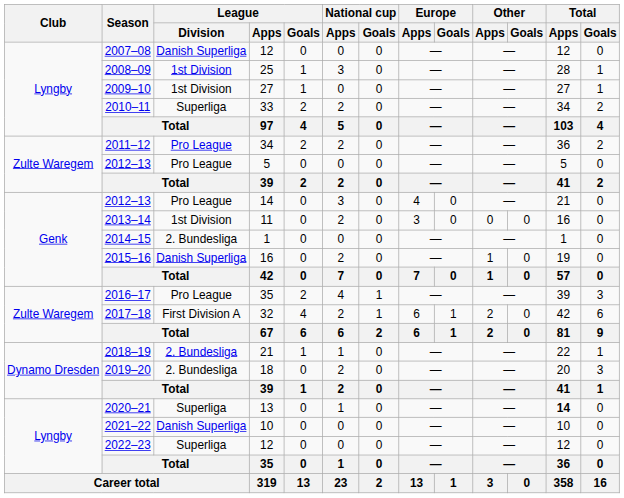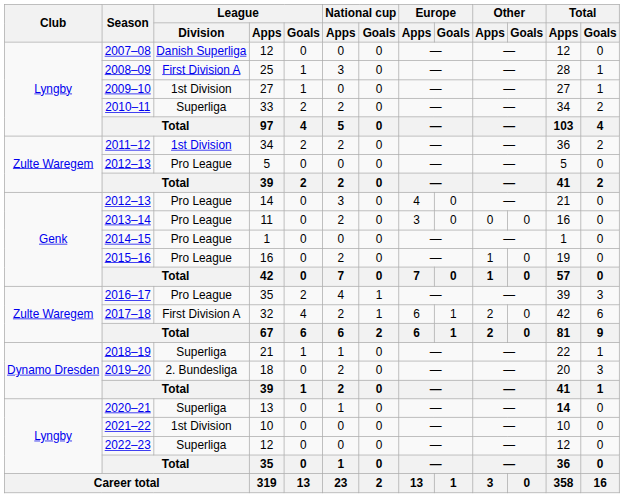(201, 70) 1st Division -> (201, 70) First Division A
(201, 145) Pro League -> (201, 145) 1st Division
(201, 220) 1st Division -> (201, 220) Pro League
(201, 239) 2. Bundesliga -> (201, 239) Pro League
(201, 257) Danish Superliga -> (201, 257) Pro League
(201, 351) 2. Bundesliga -> (201, 351) Superliga
(201, 426) Danish Superliga -> (201, 426) 1st Division
